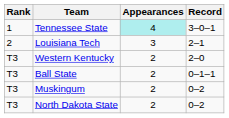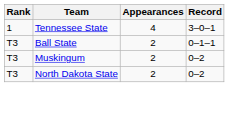(153, 27) paleturquoise background -> (153, 27) no background
- row: (67, 43)
- row: (74, 58)
